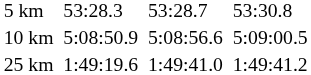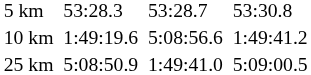(101, 37) 5:08:50.9 -> (101, 37) 1:49:19.6
(270, 37) 5:09:00.5 -> (270, 37) 1:49:41.2
(101, 64) 1:49:19.6 -> (101, 64) 5:08:50.9
(270, 64) 1:49:41.2 -> (270, 64) 5:09:00.5
